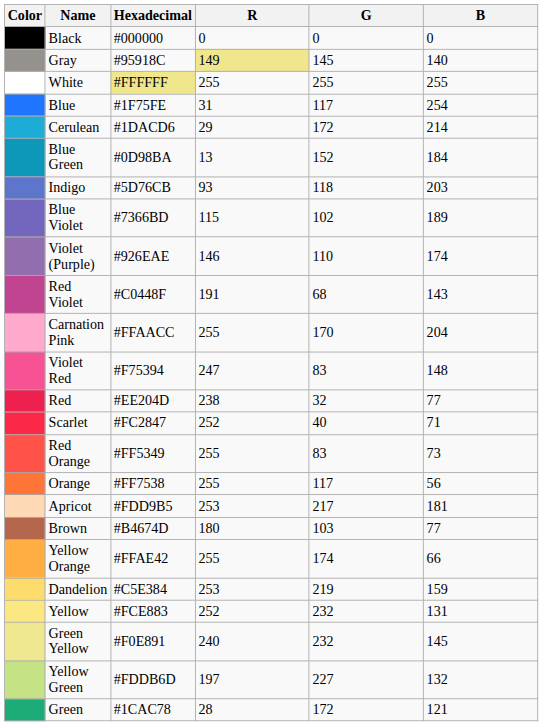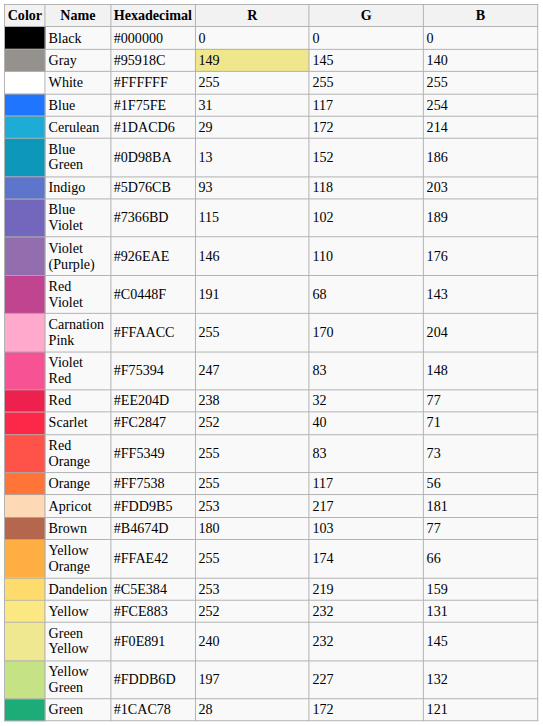(141, 82) khaki background -> (141, 82) no background
(437, 157) 184 -> (437, 157) 186
(437, 256) 174 -> (437, 256) 176
